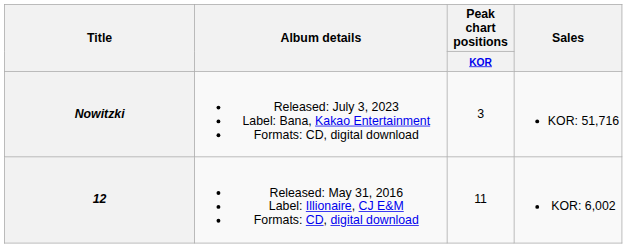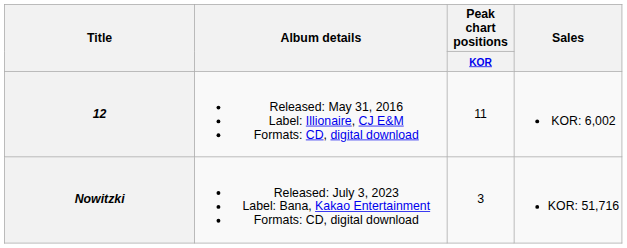rows swapped: (100, 199) <-> (100, 114)
